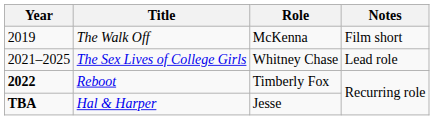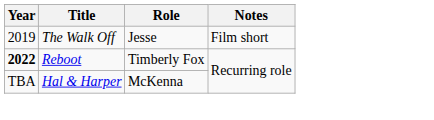(280, 37) McKenna -> (142, 37) Jesse
- row: (162, 59)
(22, 103) bold -> (22, 81) normal
(267, 103) Jesse -> (155, 81) McKenna
